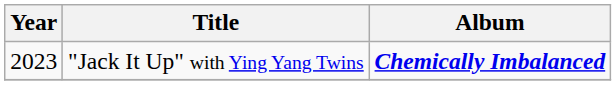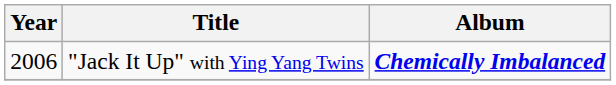(34, 60) 2023 -> (34, 60) 2006
